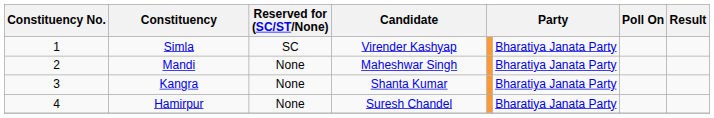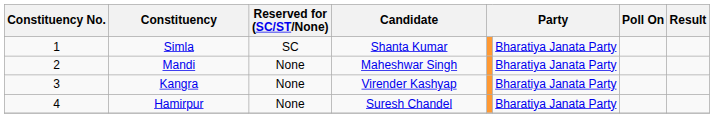(409, 46) Virender Kashyap -> (409, 46) Shanta Kumar
(409, 84) Shanta Kumar -> (409, 84) Virender Kashyap
